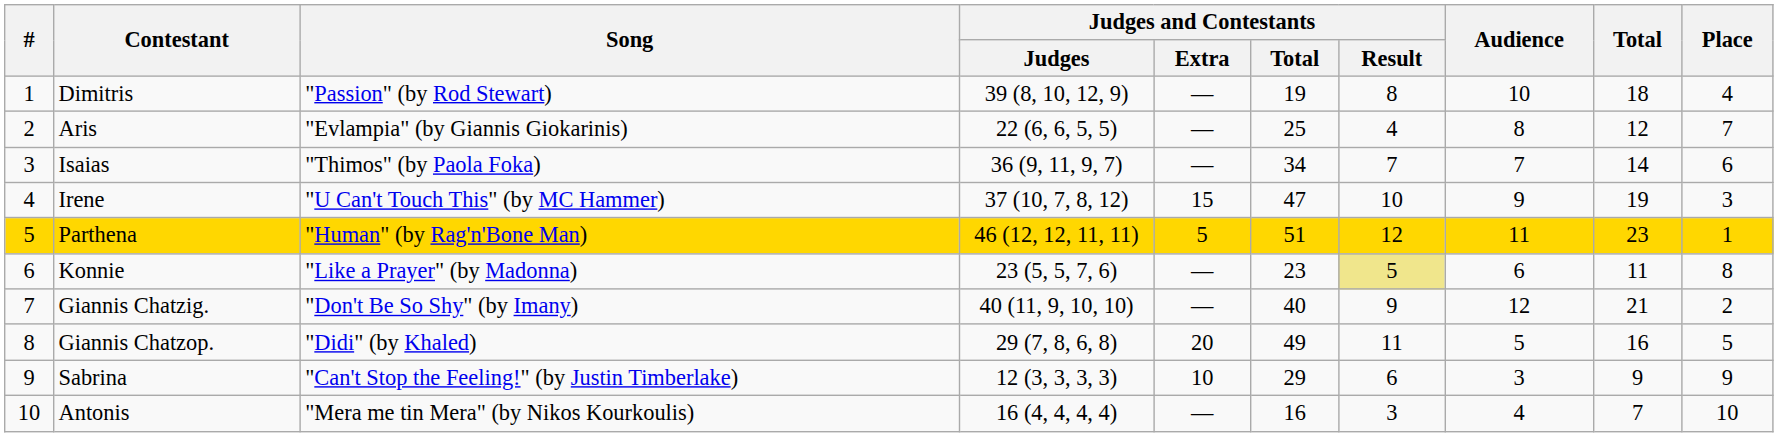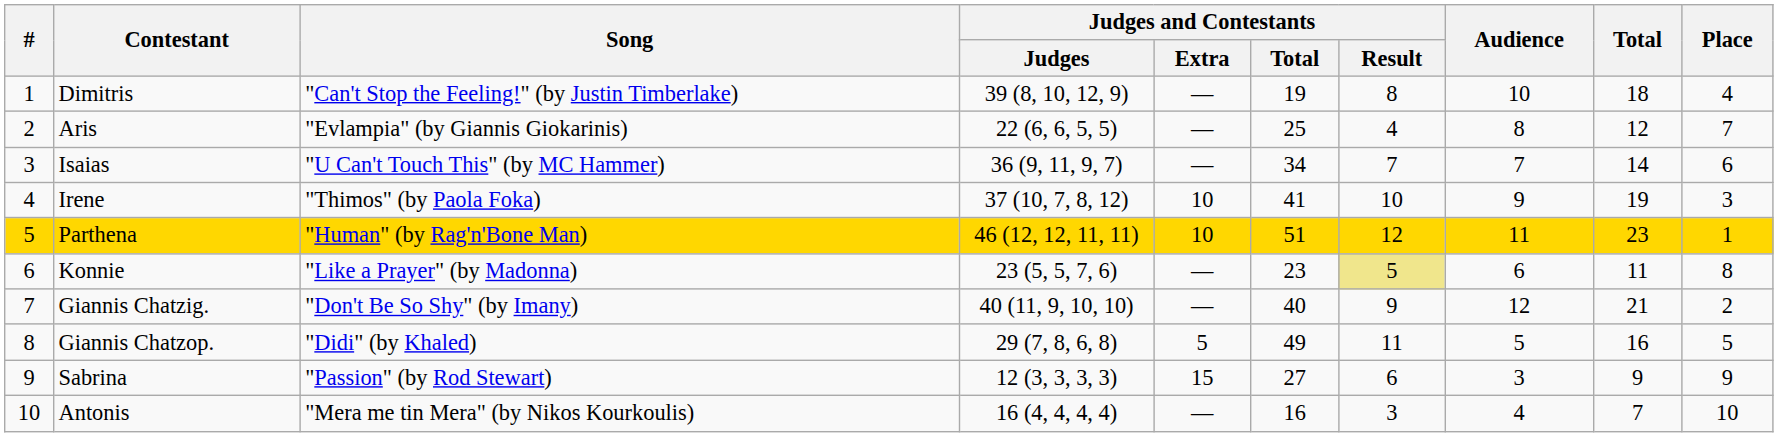(428, 93) "Passion" (by Rod Stewart) -> (522, 93) "Can't Stop the Feeling!" (by Justin Timberlake)
(423, 164) "Thimos" (by Paola Foka) -> (485, 164) "U Can't Touch This" (by MC Hammer)
(485, 199) "U Can't Touch This" (by MC Hammer) -> (423, 199) "Thimos" (by Paola Foka)
(1202, 199) 15 -> (1202, 199) 10
(1295, 199) 47 -> (1295, 199) 41
(1202, 235) 5 -> (1202, 235) 10
(1202, 341) 20 -> (1202, 341) 5
(522, 377) "Can't Stop the Feeling!" (by Justin Timberlake) -> (428, 377) "Passion" (by Rod Stewart)
(1202, 377) 10 -> (1202, 377) 15
(1295, 377) 29 -> (1295, 377) 27
